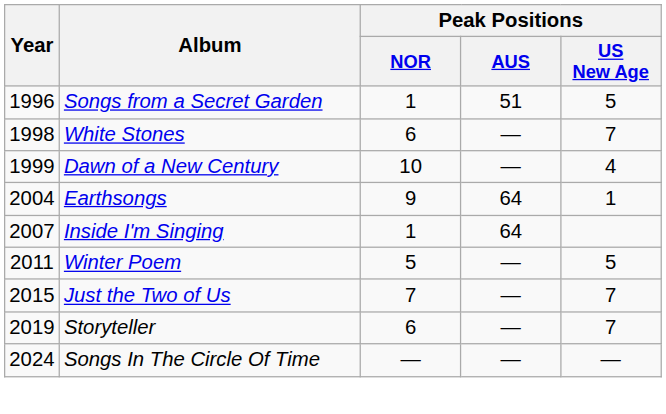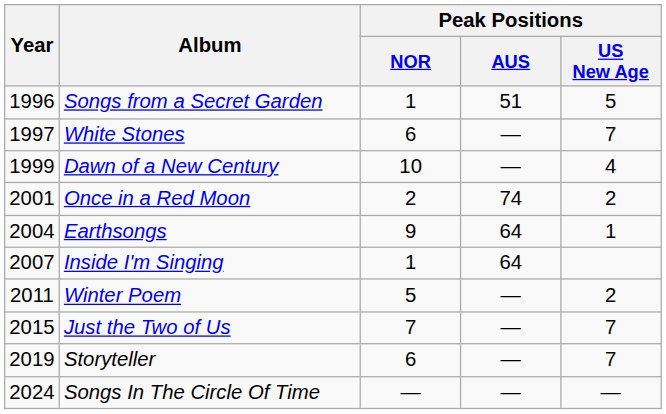(32, 134) 1998 -> (32, 134) 1997
+ row: (157, 198)
(611, 263) 5 -> (611, 295) 2
